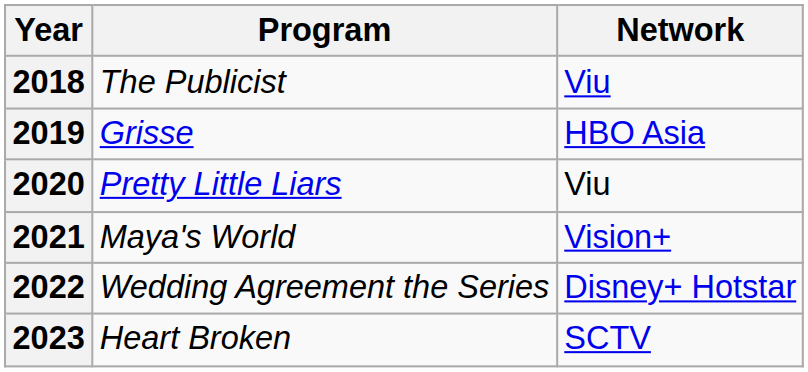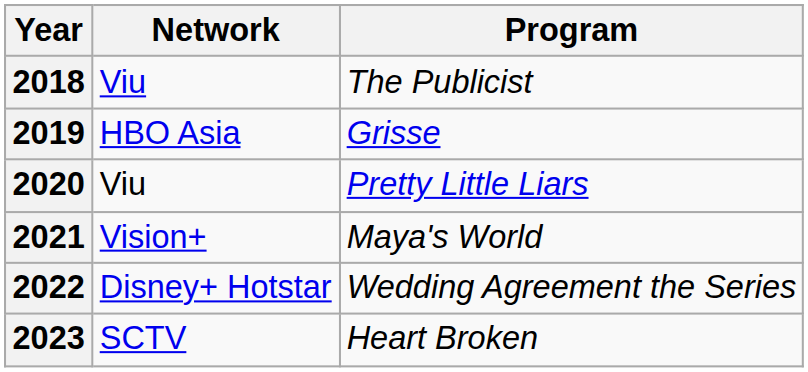columns swapped: (325, 30) <-> (680, 30)
